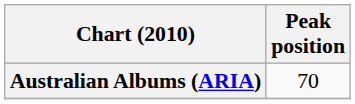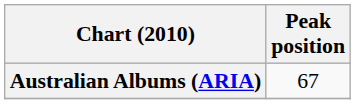(308, 80) 70 -> (308, 80) 67
